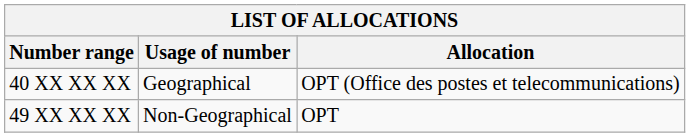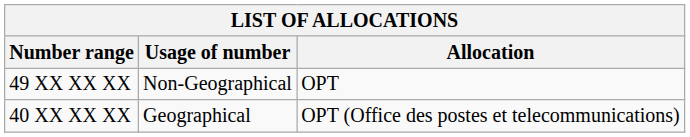rows swapped: (70, 83) <-> (70, 115)
